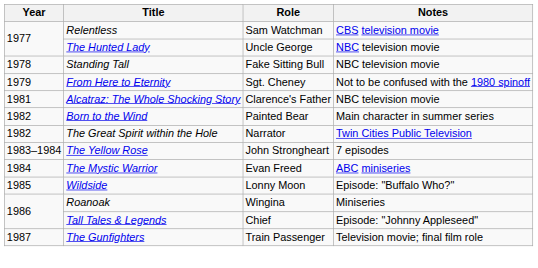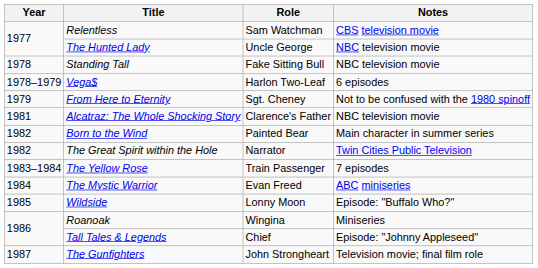+ row: (82, 82)
(287, 151) John Strongheart -> (285, 168) Train Passenger
(285, 237) Train Passenger -> (287, 254) John Strongheart
